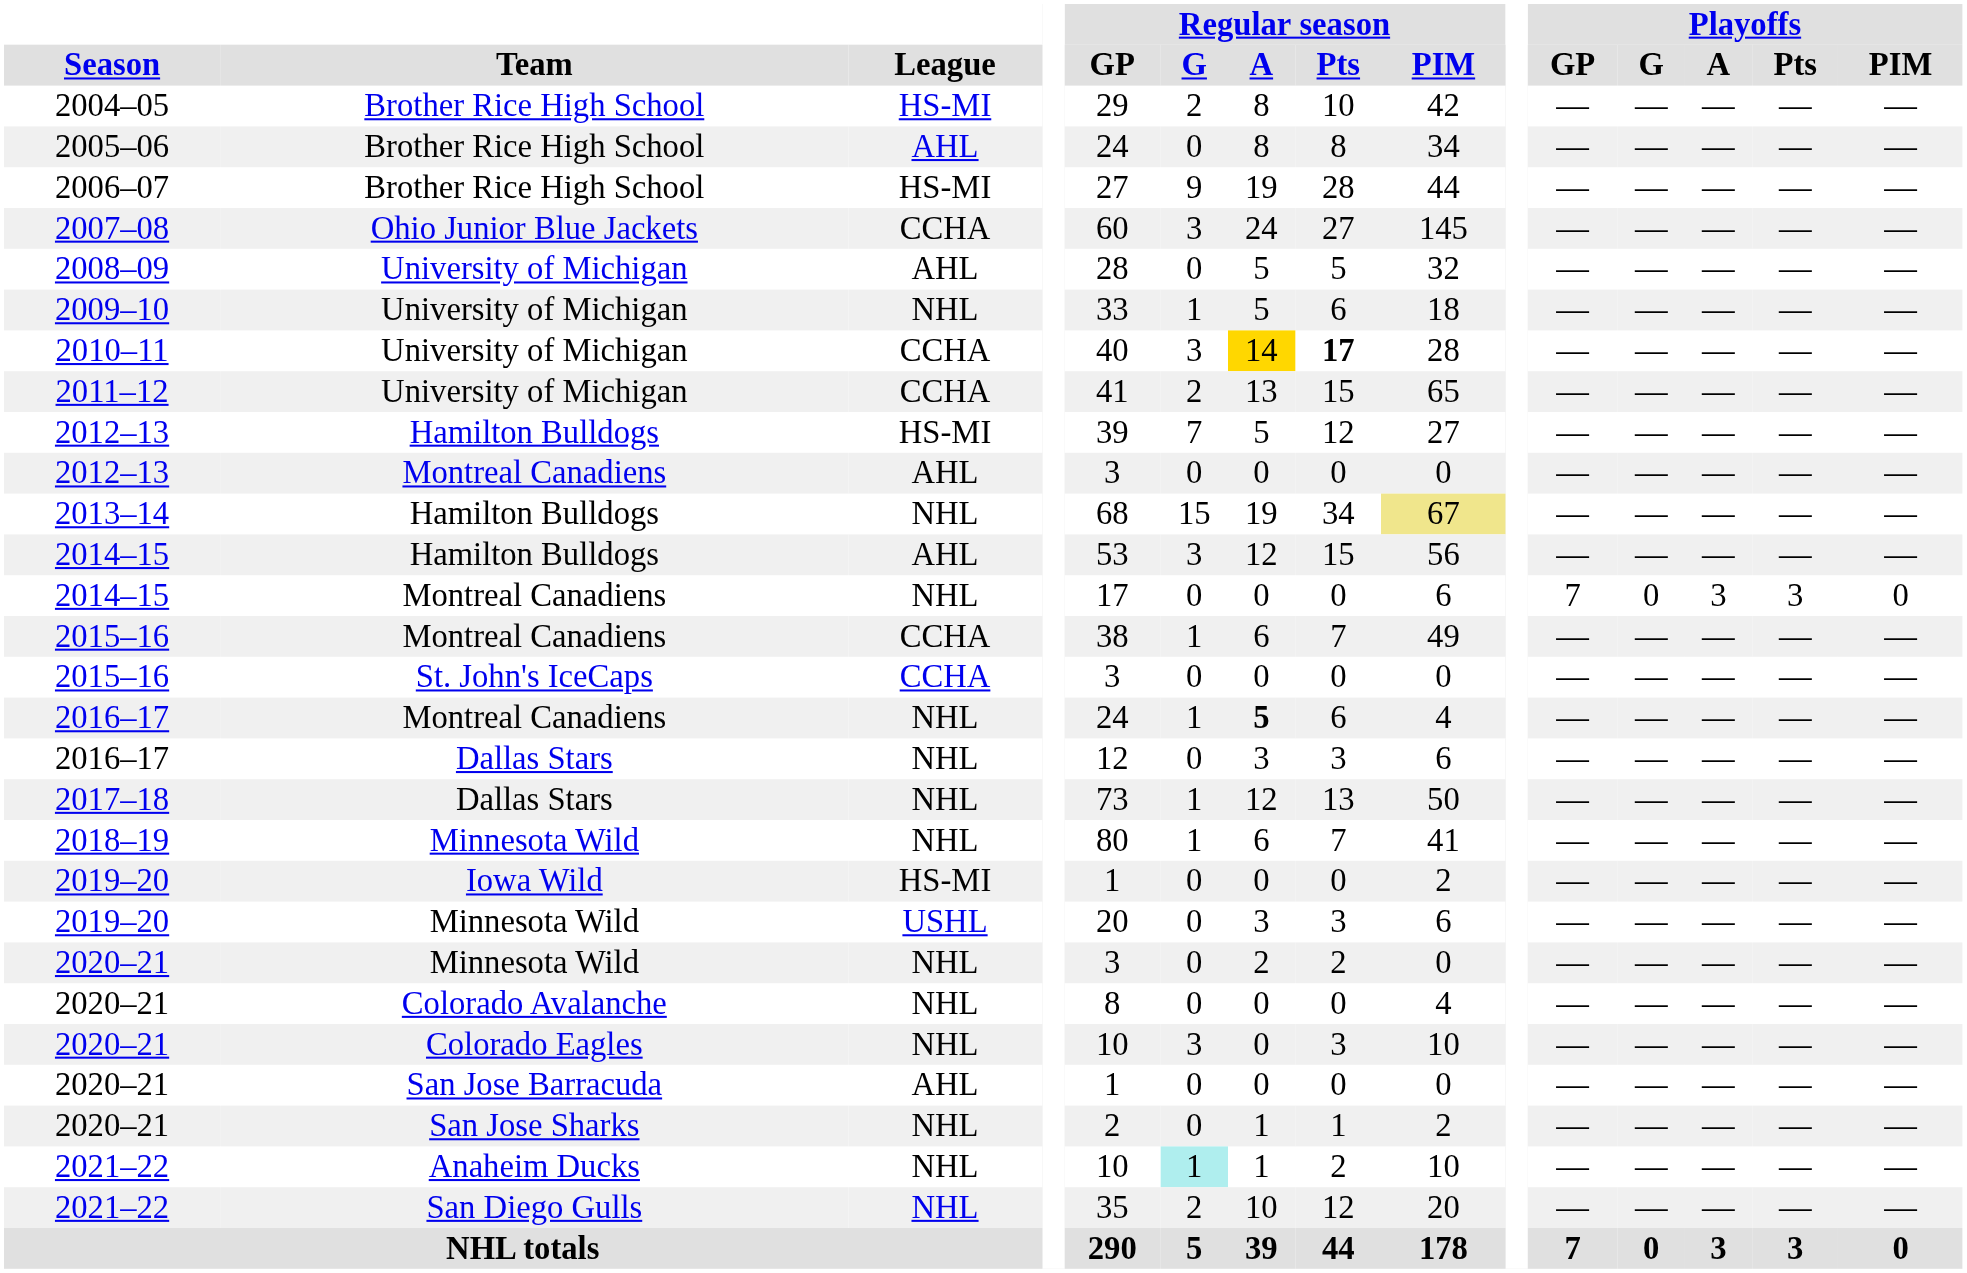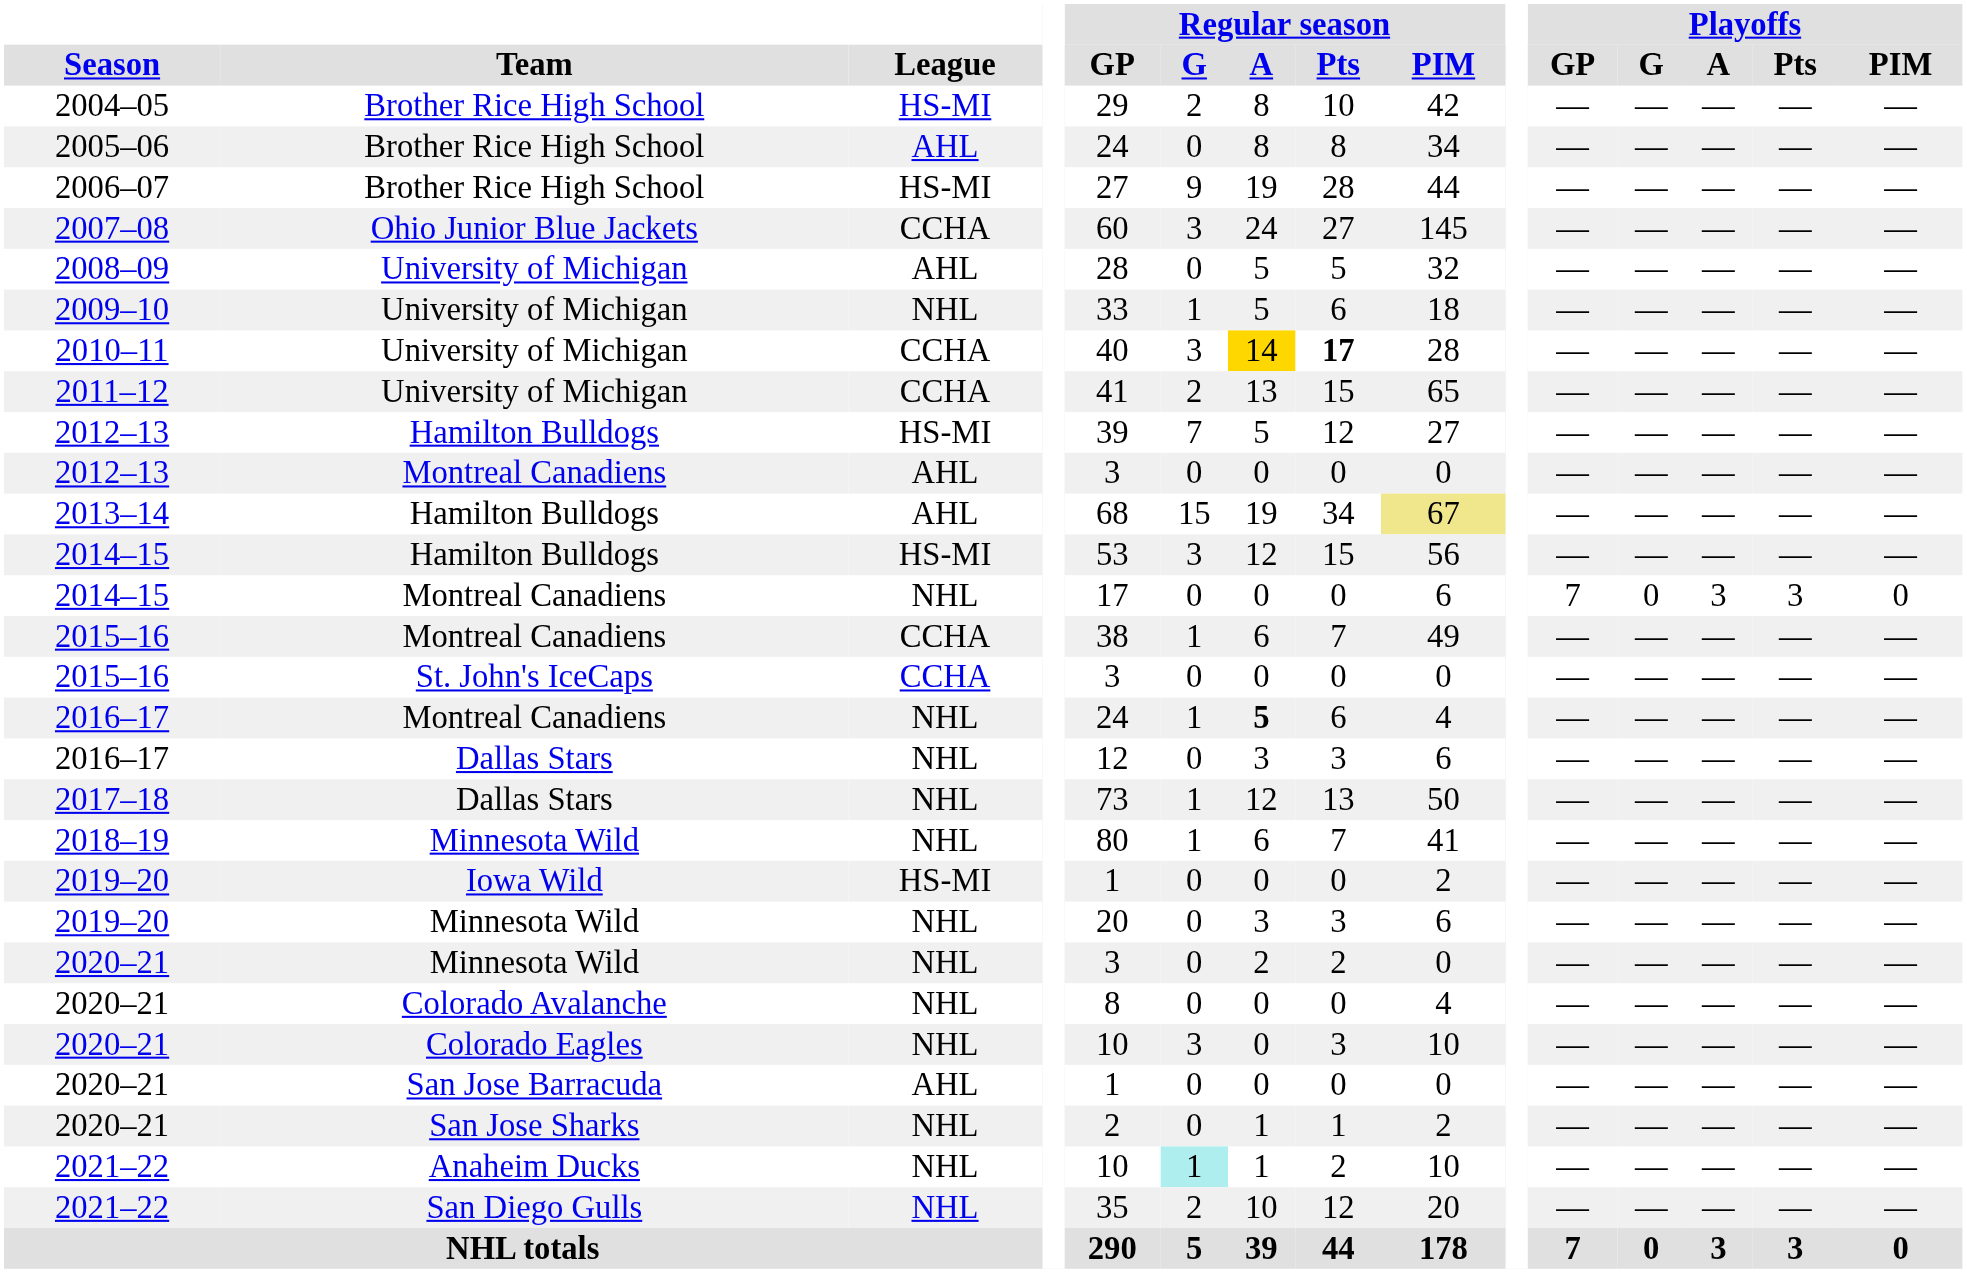(945, 513) NHL -> (945, 513) AHL
(945, 554) AHL -> (945, 554) HS-MI
(945, 921) USHL -> (945, 921) NHL
